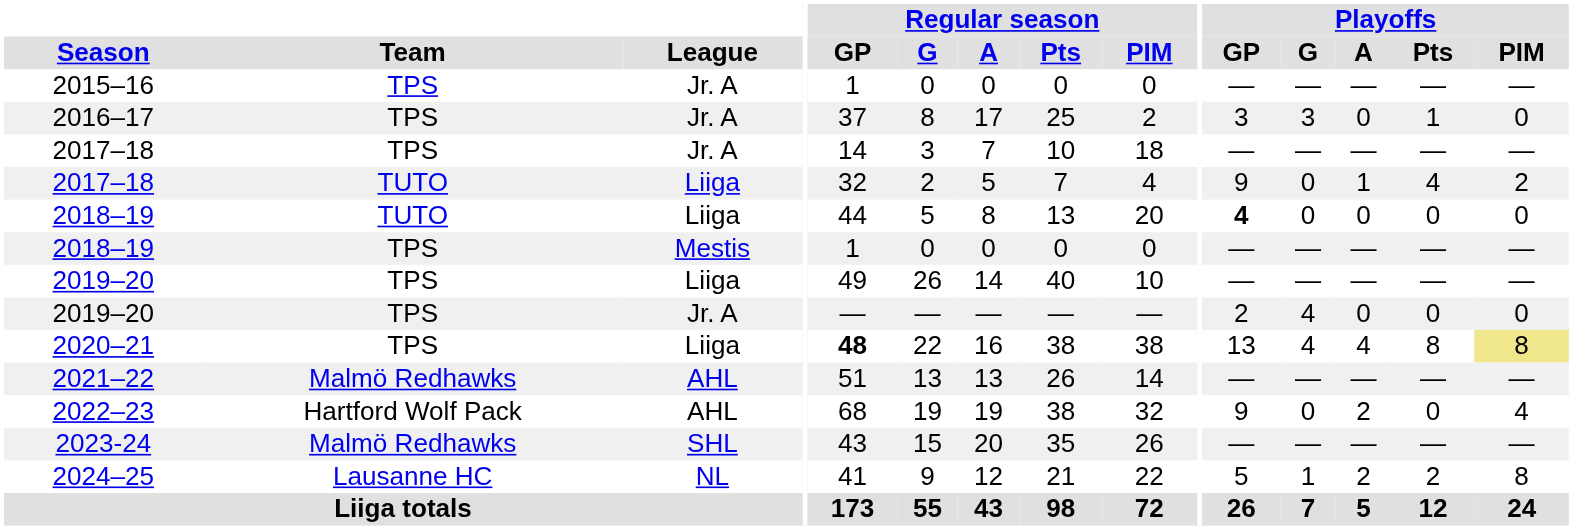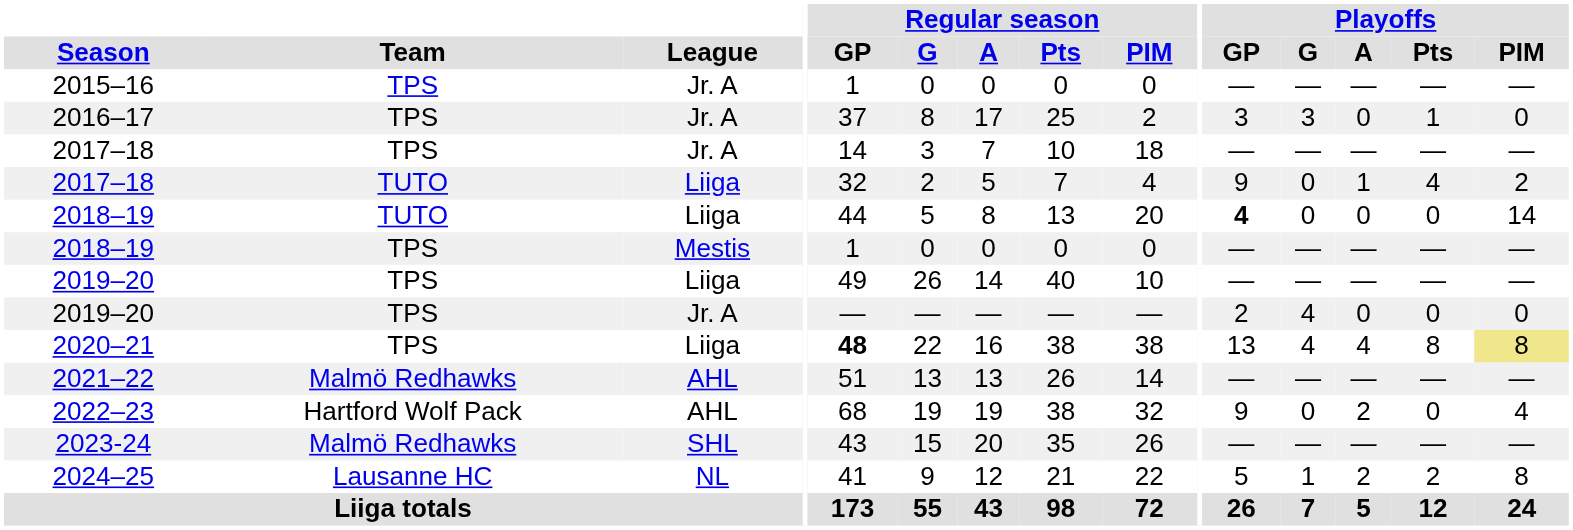(1522, 215) 0 -> (1522, 215) 14
